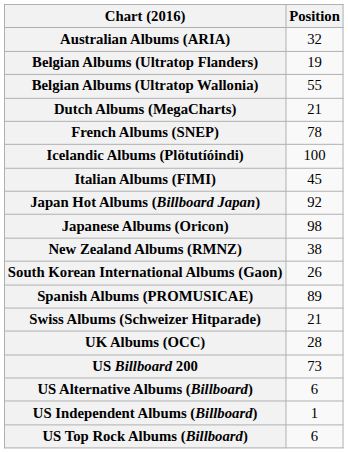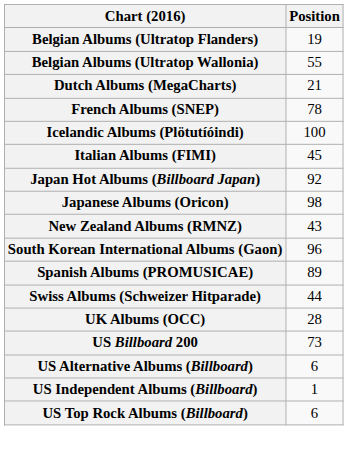- row: (145, 39)
(315, 249) 38 -> (315, 226) 43
(315, 272) 26 -> (315, 249) 96
(315, 319) 21 -> (315, 296) 44
